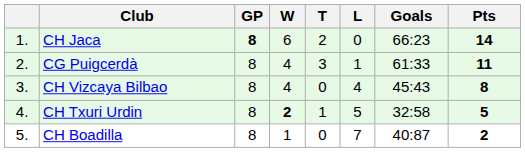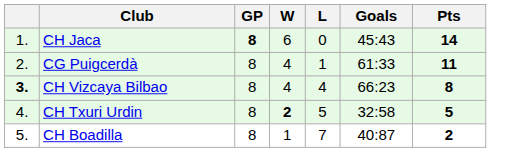- column: (322, 16)
(411, 40) 66:23 -> (376, 40) 45:43
(22, 87) normal -> (22, 87) bold
(411, 87) 45:43 -> (376, 87) 66:23
